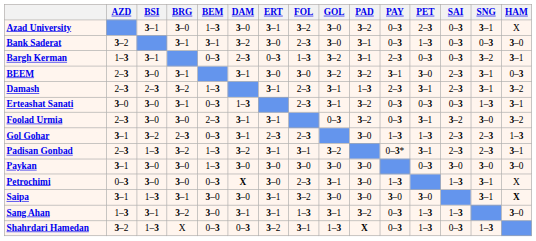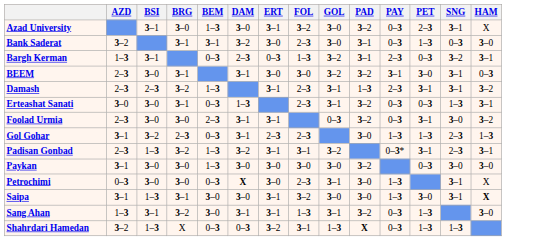- column: (456, 12)
(365, 166) 3–0 -> (365, 166) 3–2
(395, 197) 3–0 -> (395, 197) 1–3
